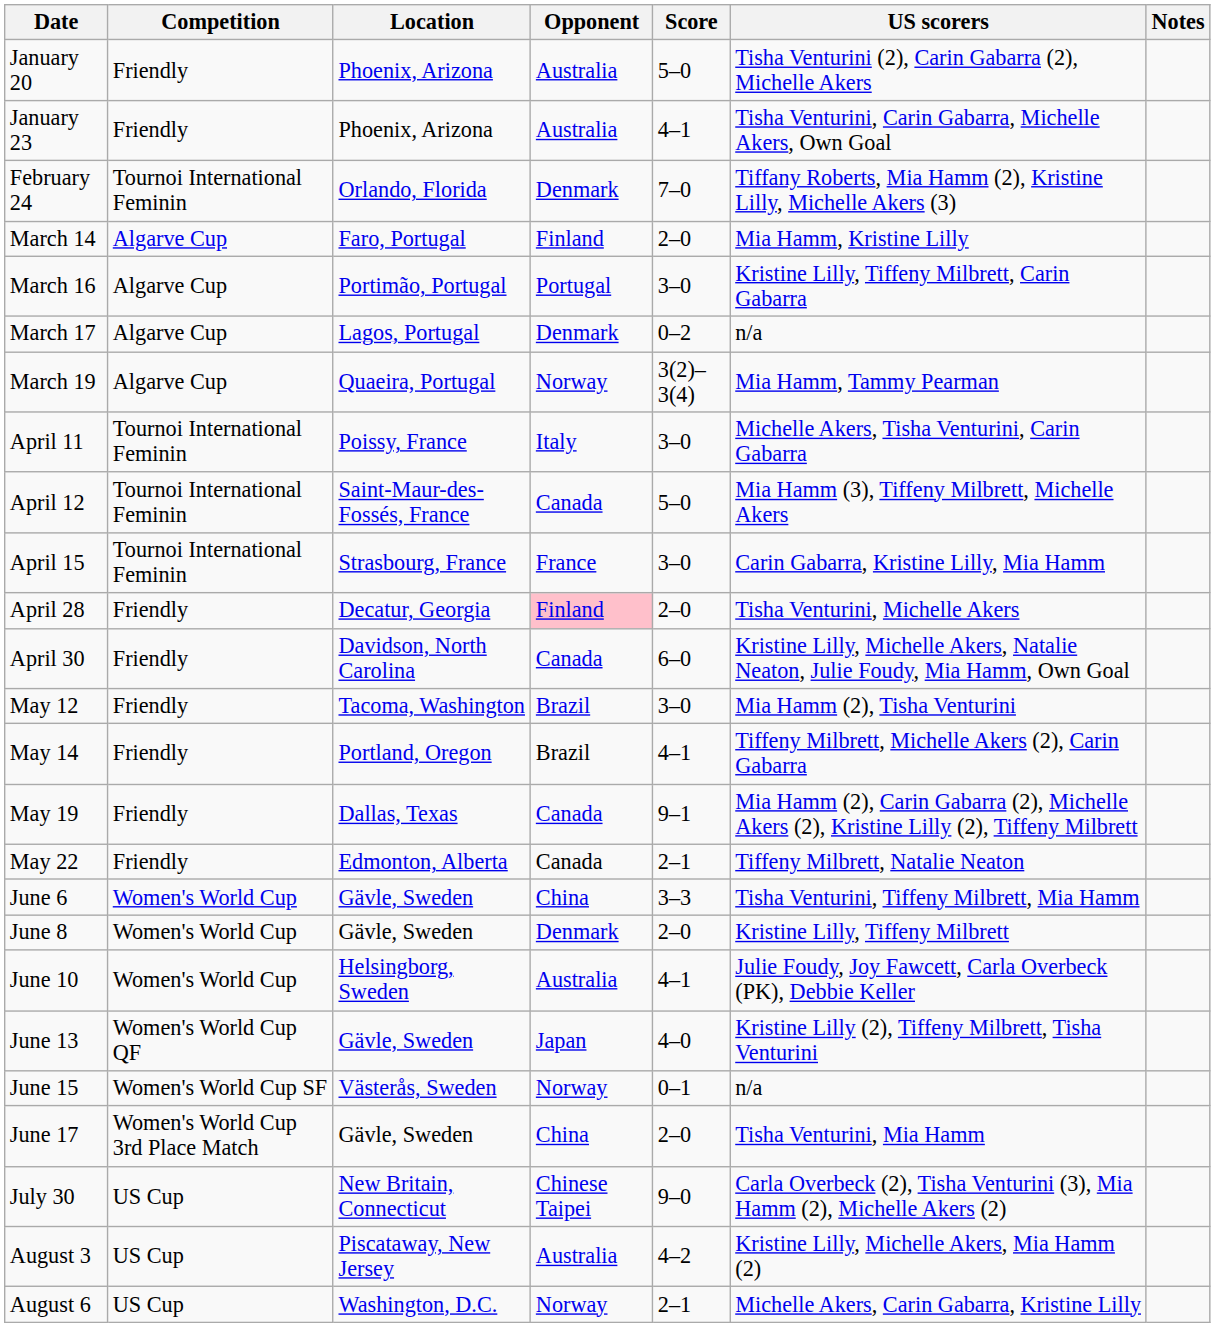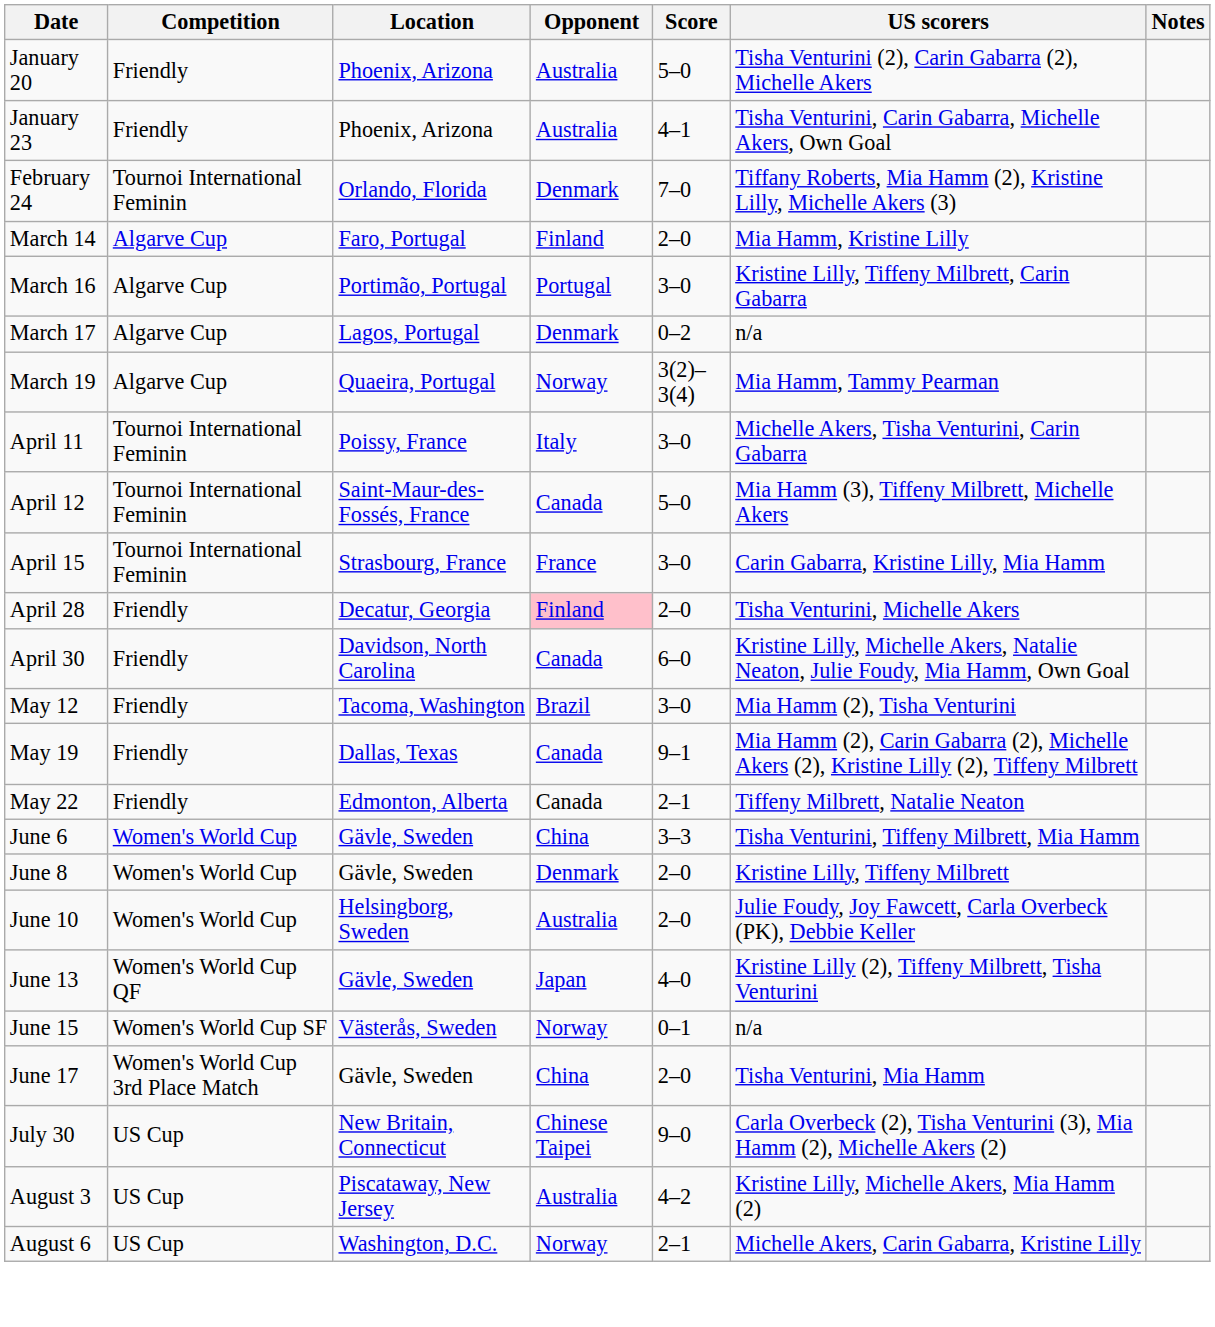- row: (44, 753)
(674, 980) 4–1 -> (674, 919) 2–0
